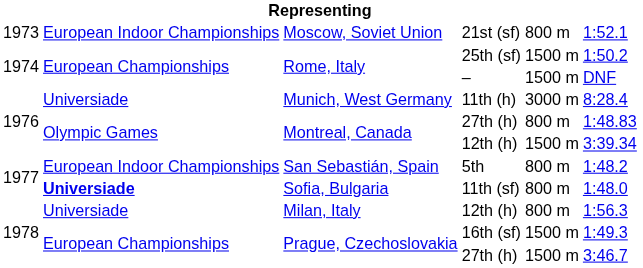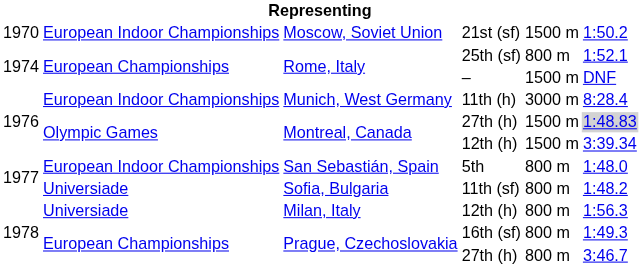(21, 33) 1973 -> (21, 33) 1970
(547, 33) 800 m -> (552, 33) 1500 m
(605, 33) 1:52.1 -> (605, 33) 1:50.2
(552, 55) 1500 m -> (547, 55) 800 m
(605, 55) 1:50.2 -> (605, 55) 1:52.1
(86, 99) Universiade -> (161, 99) European Indoor Championships
(547, 122) 800 m -> (552, 122) 1500 m
(610, 122) no background -> (610, 122) lightgrey background
(605, 166) 1:48.2 -> (605, 166) 1:48.0
(89, 188) bold -> (86, 188) normal
(605, 188) 1:48.0 -> (605, 188) 1:48.2
(552, 233) 1500 m -> (547, 233) 800 m
(552, 255) 1500 m -> (547, 255) 800 m
